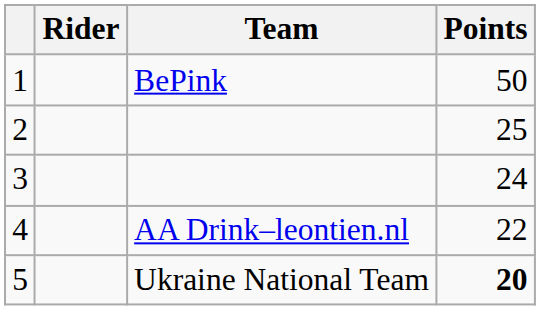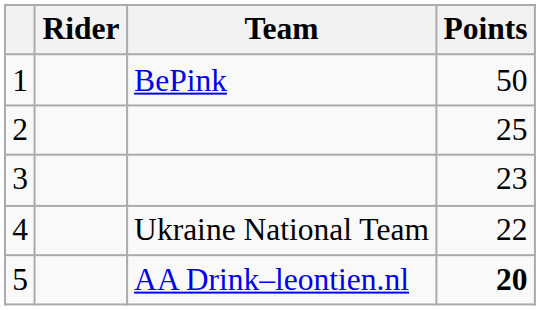(512, 179) 24 -> (512, 179) 23
(272, 229) AA Drink–leontien.nl -> (282, 229) Ukraine National Team
(282, 279) Ukraine National Team -> (272, 279) AA Drink–leontien.nl
